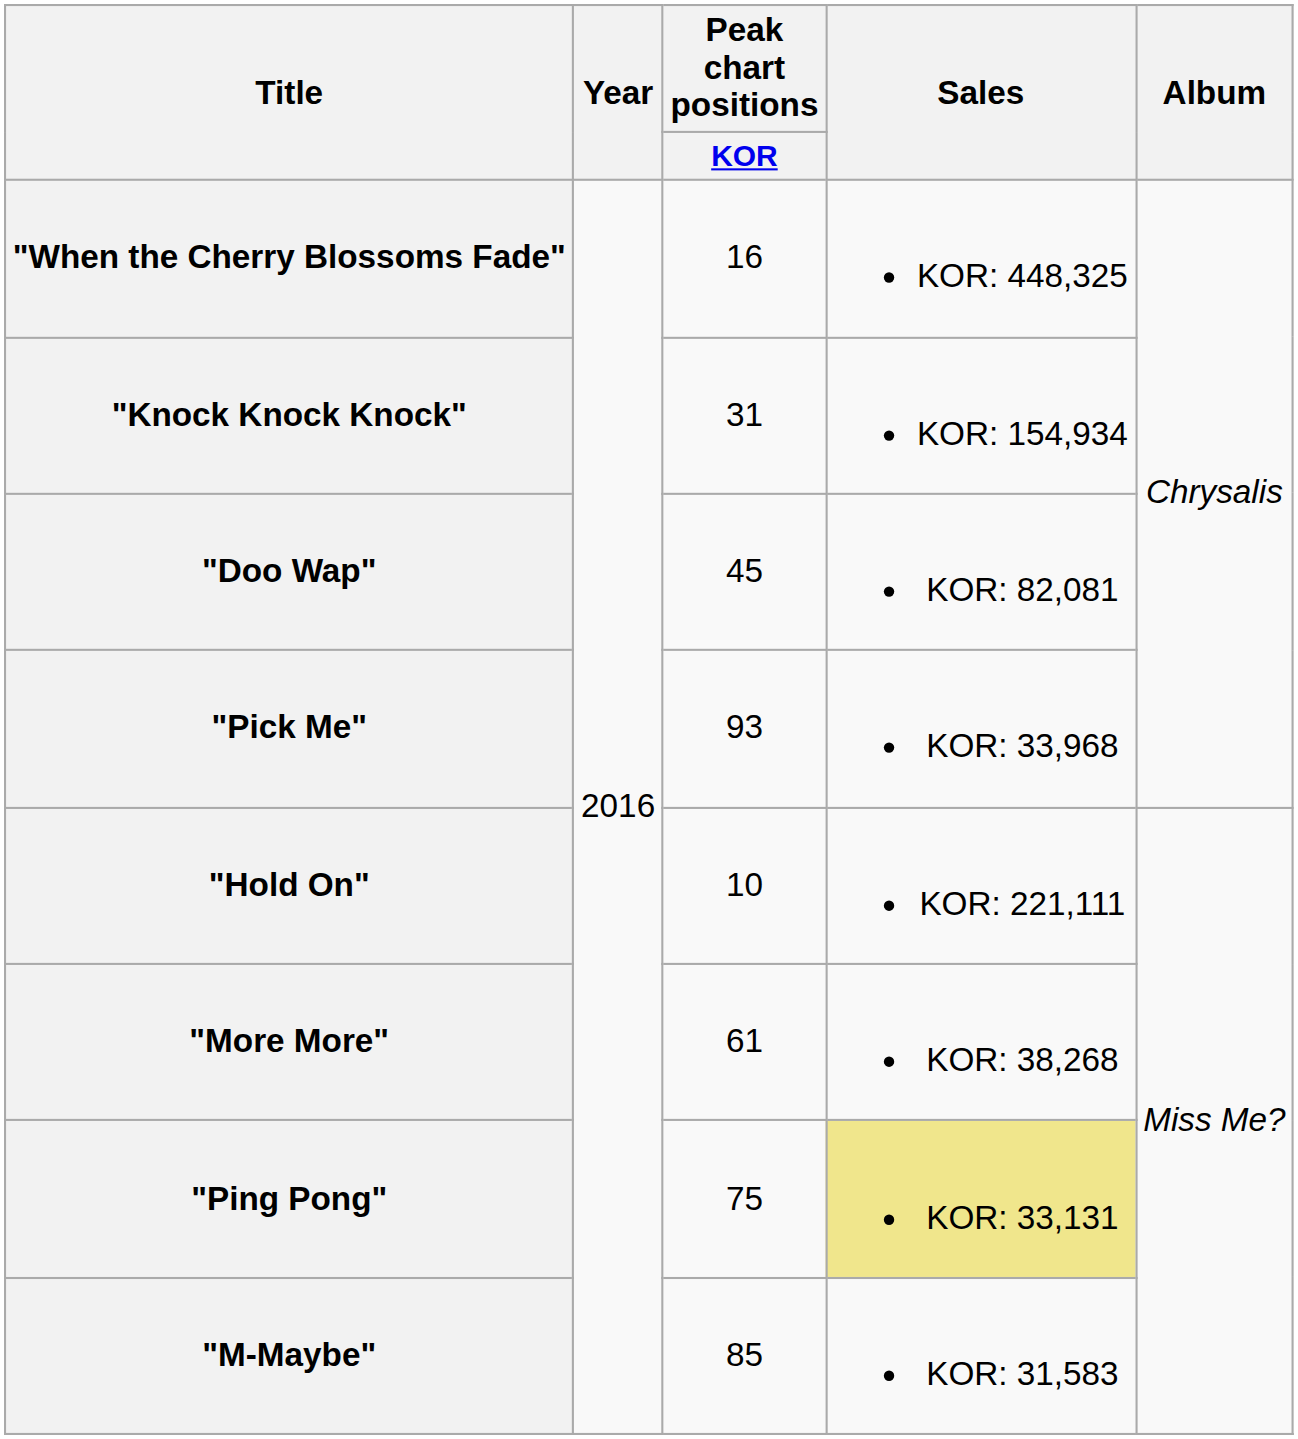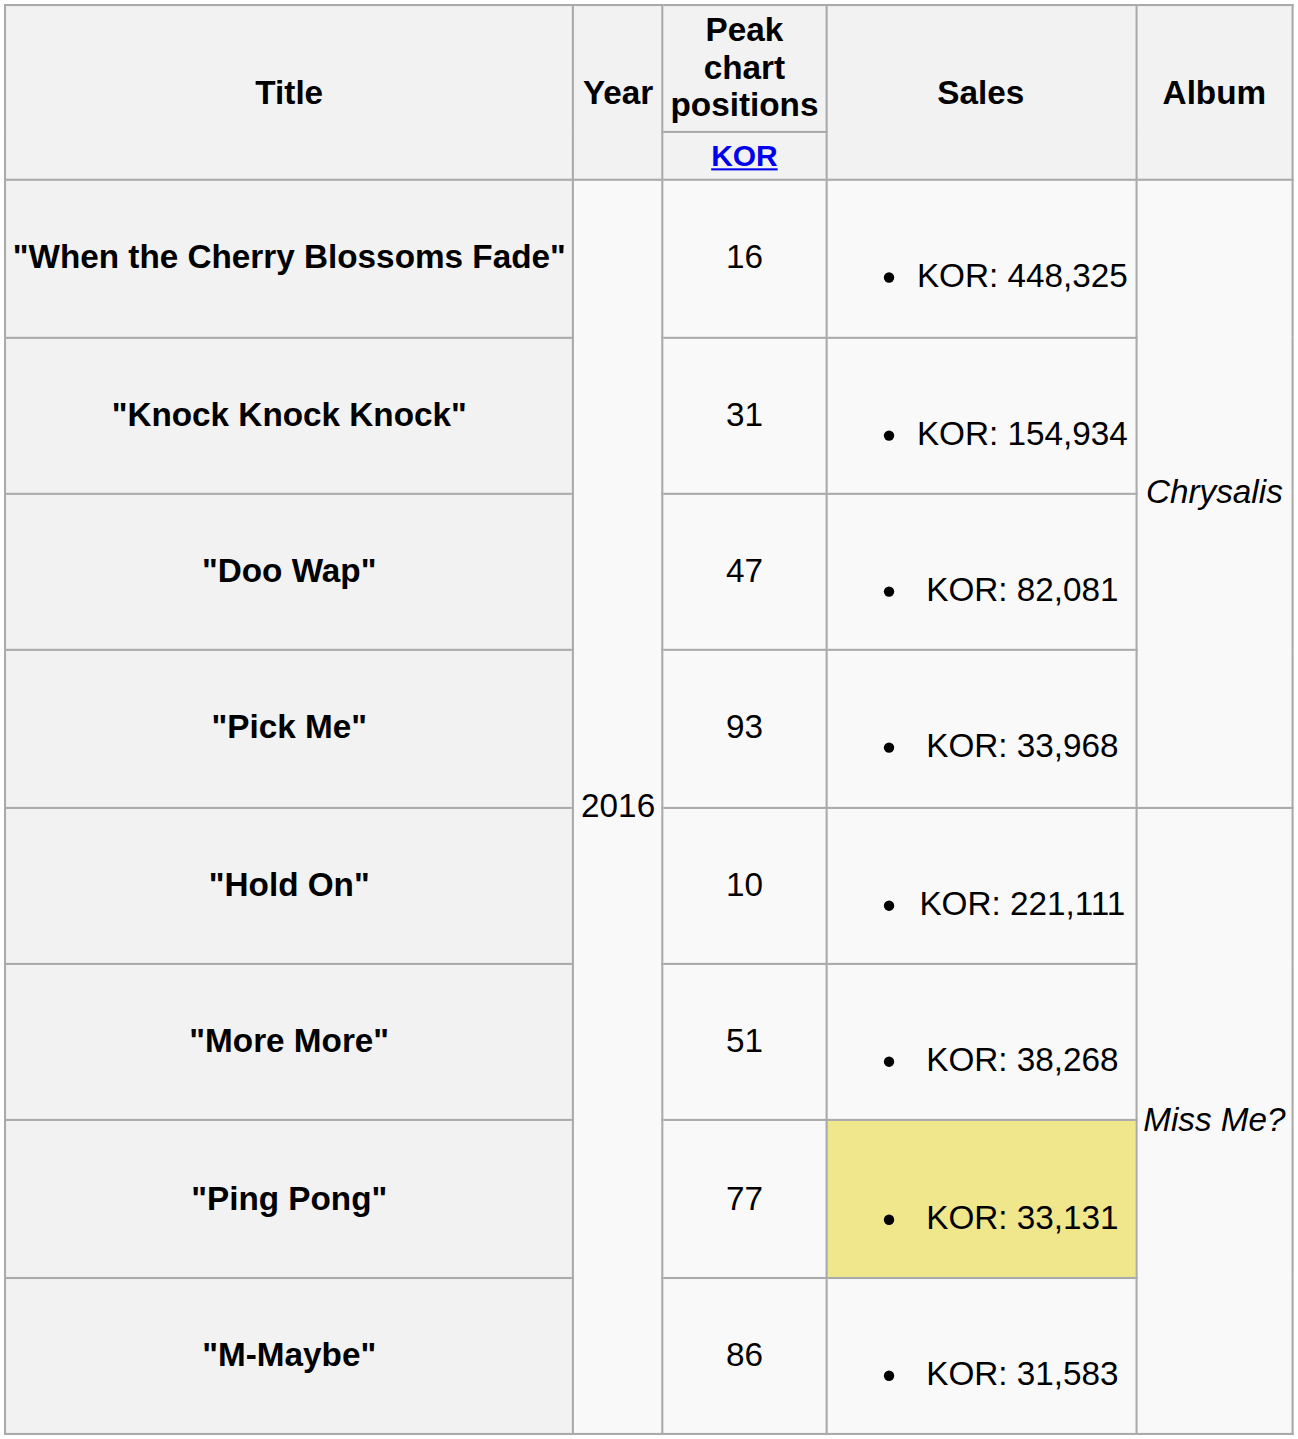(744, 571) 45 -> (744, 571) 47
(744, 1041) 61 -> (744, 1041) 51
(744, 1198) 75 -> (744, 1198) 77
(744, 1355) 85 -> (744, 1355) 86
